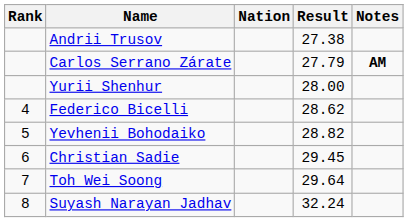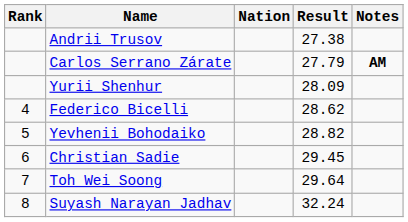(323, 87) 28.00 -> (323, 87) 28.09
